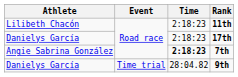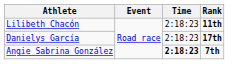- row: (222, 65)
